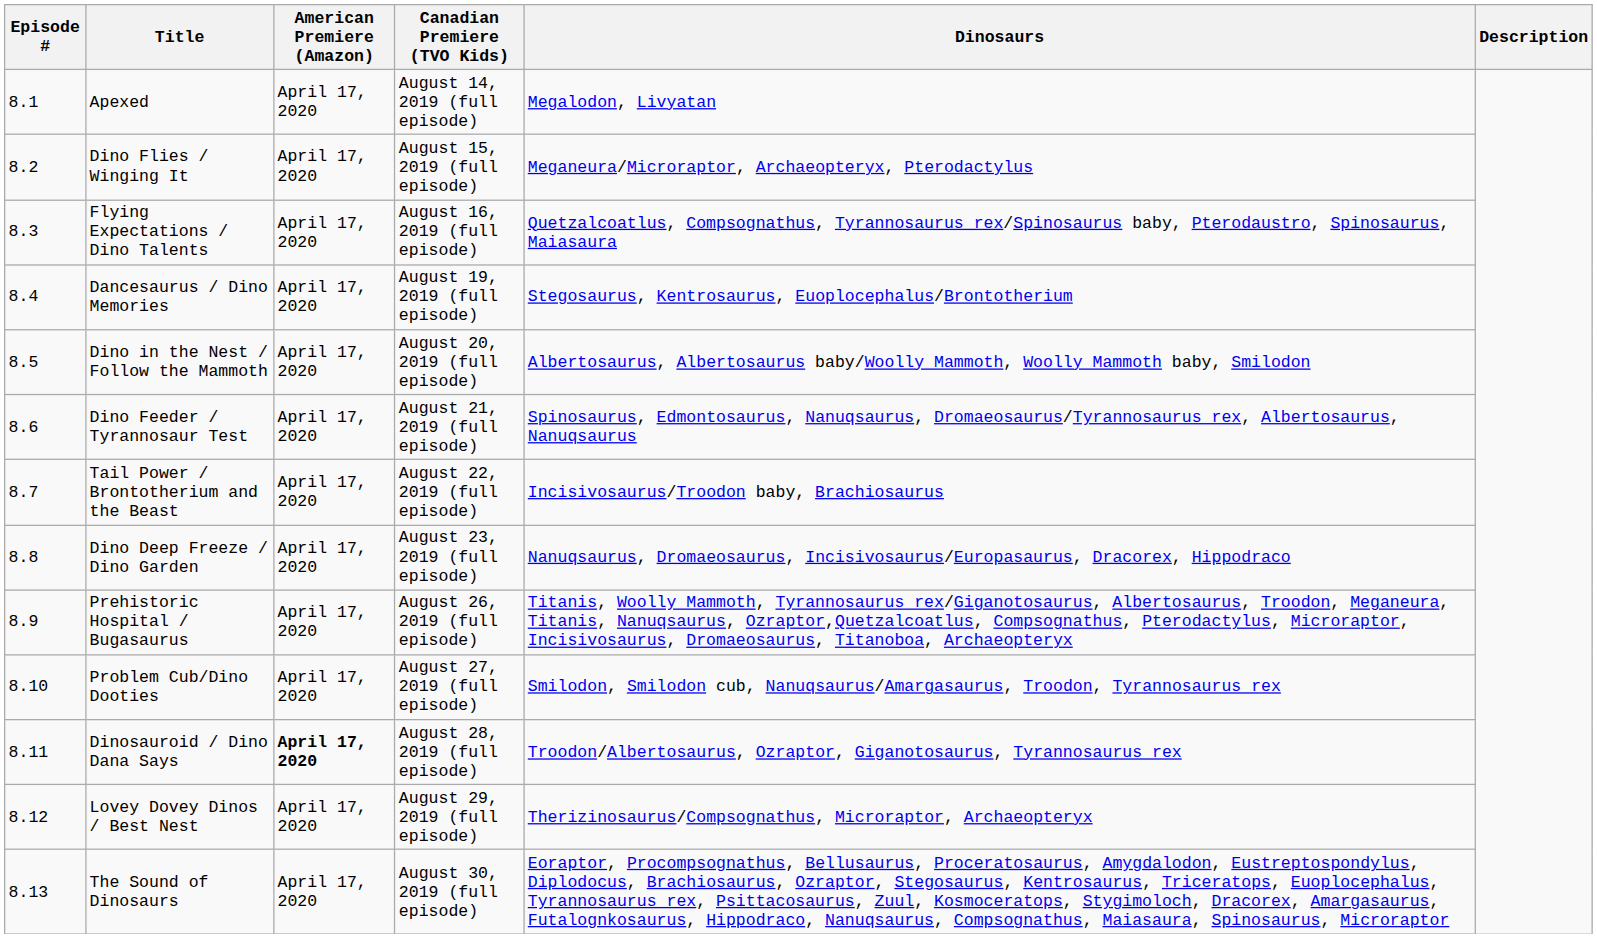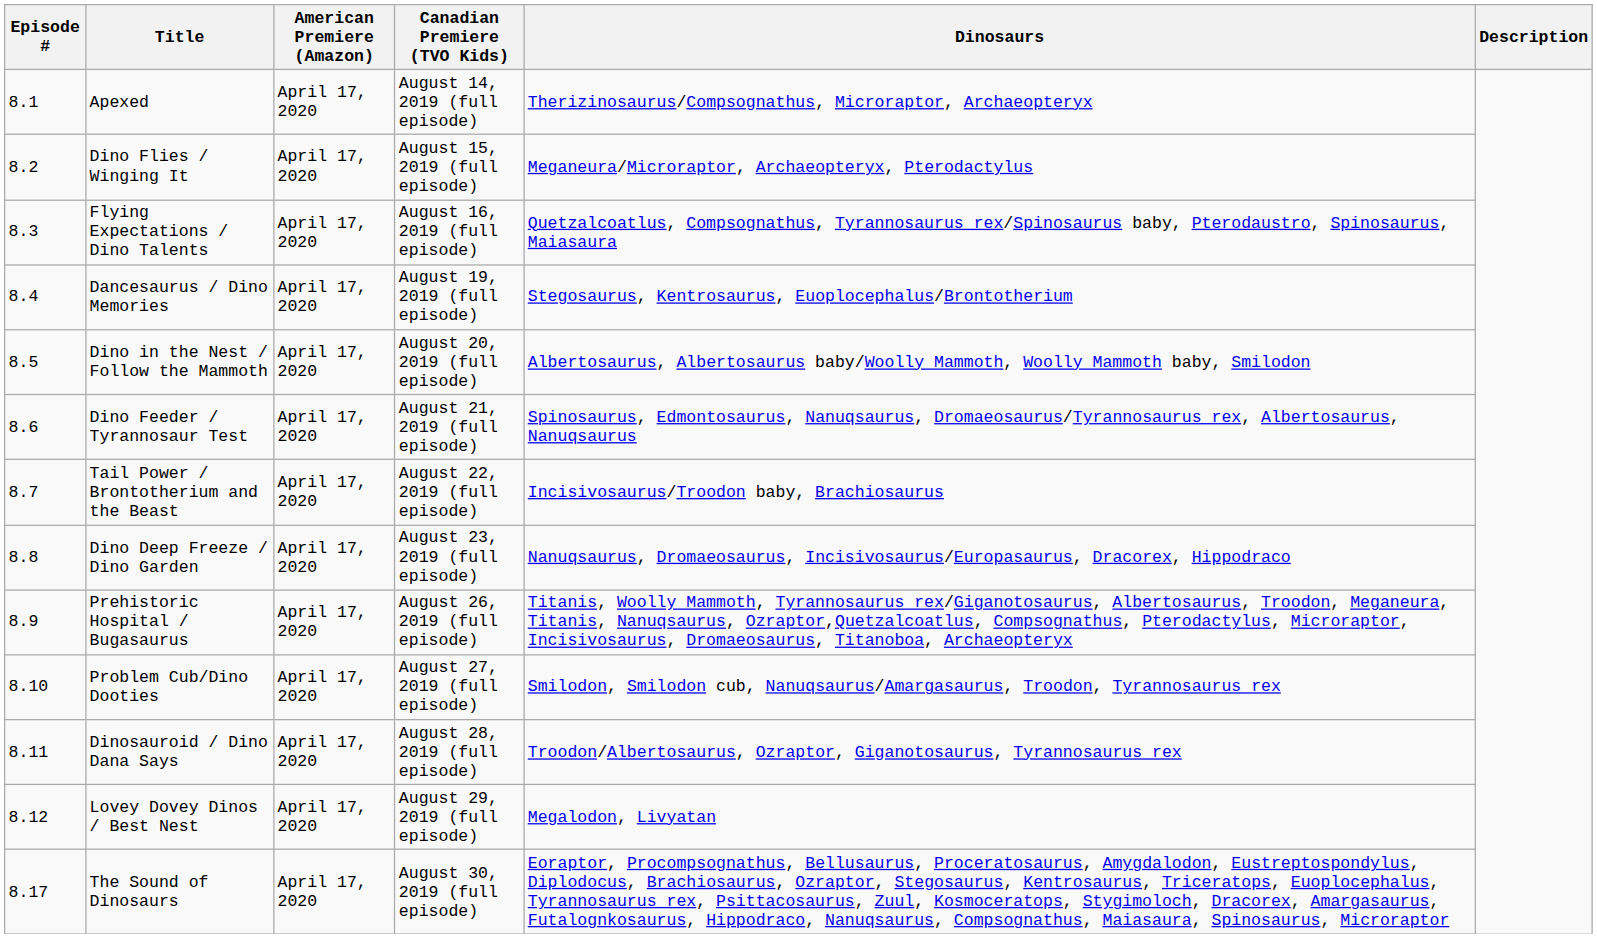(622, 102) Megalodon, Livyatan -> (810, 102) Therizinosaurus/Compsognathus, Microraptor, Archaeopteryx
(322, 752) bold -> (322, 752) normal
(810, 817) Therizinosaurus/Compsognathus, Microraptor, Archaeopteryx -> (622, 817) Megalodon, Livyatan
(28, 892) 8.13 -> (28, 892) 8.17
